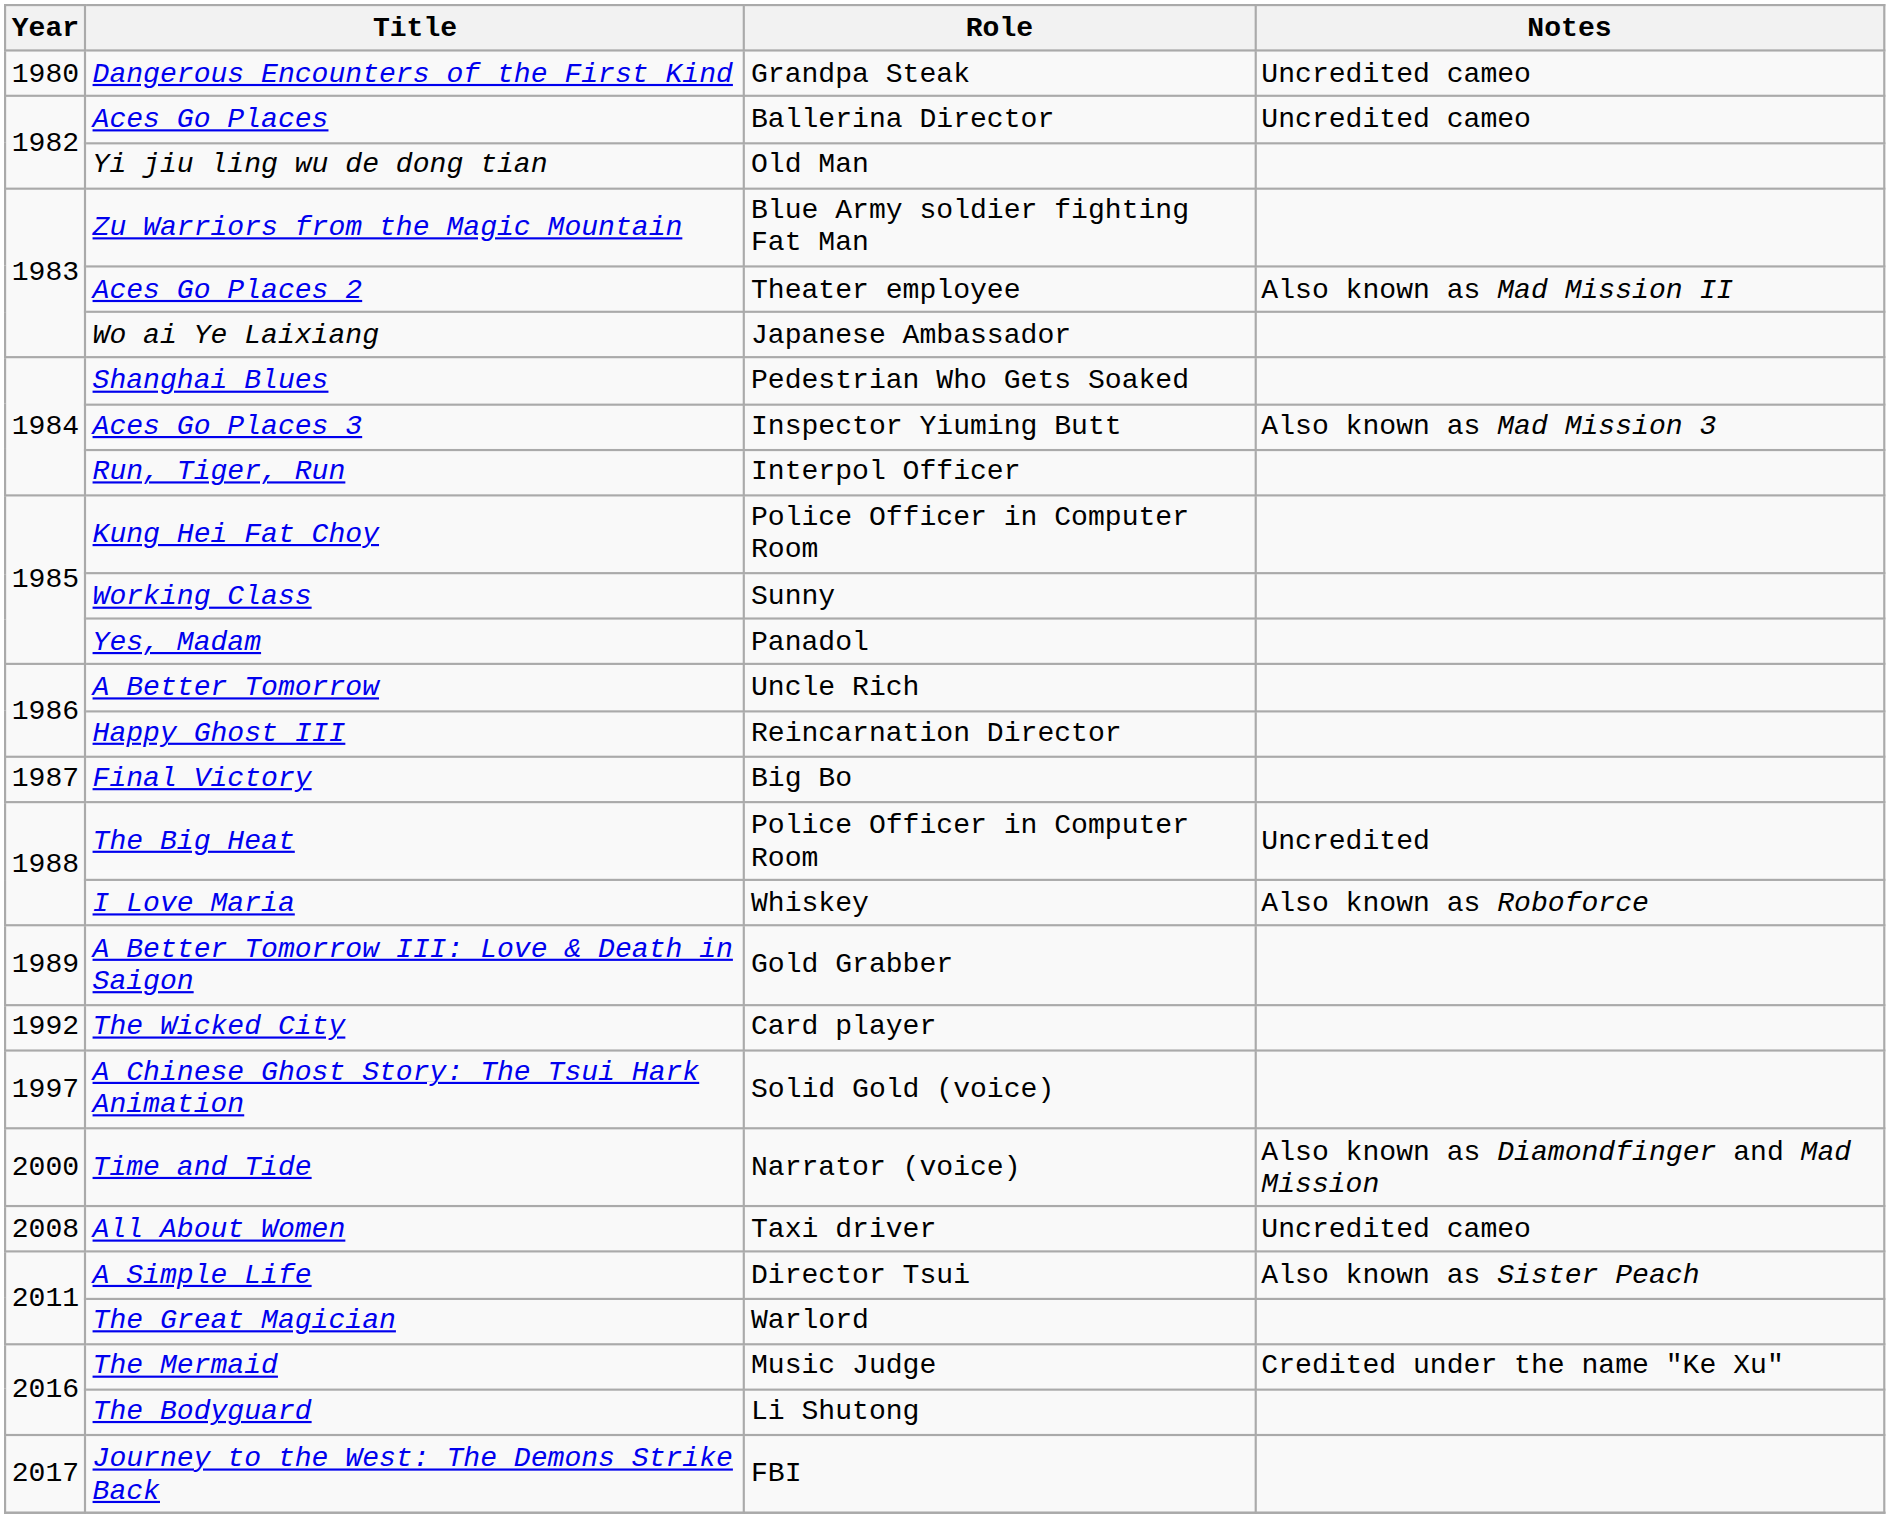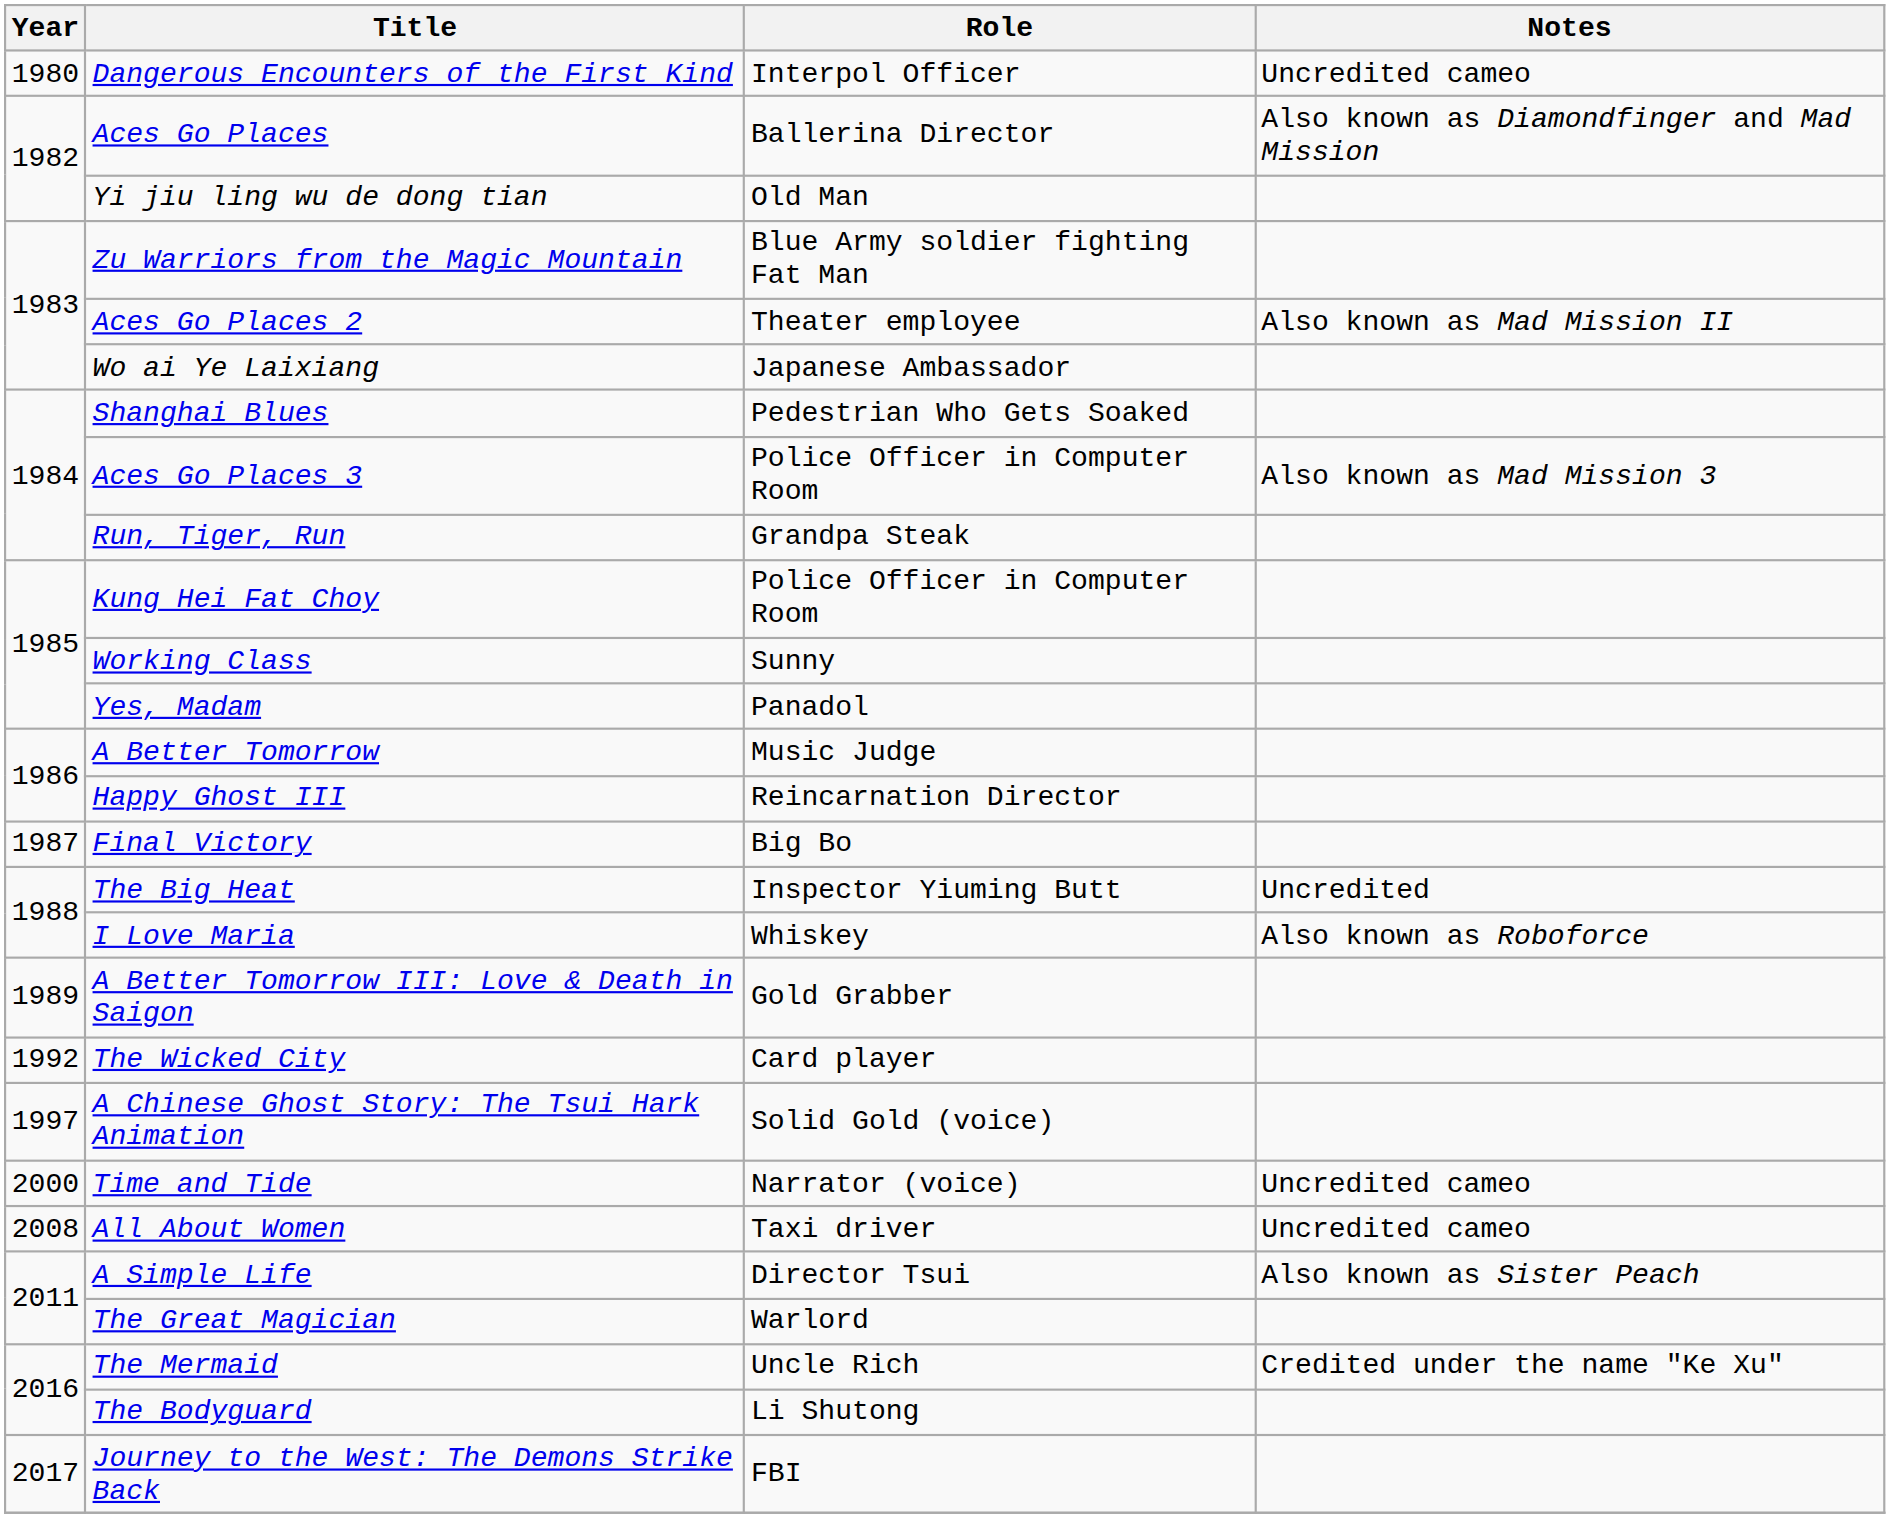(860, 74) Grandpa Steak -> (886, 74) Interpol Officer
(1396, 119) Uncredited cameo -> (1556, 136) Also known as Diamondfinger and Mad Mission
(936, 426) Inspector Yiuming Butt -> (970, 475) Police Officer in Computer Room
(886, 472) Interpol Officer -> (860, 537) Grandpa Steak
(835, 688) Uncle Rich -> (844, 753) Music Judge
(970, 841) Police Officer in Computer Room -> (936, 890) Inspector Yiuming Butt
(1556, 1167) Also known as Diamondfinger and Mad Mission -> (1396, 1183) Uncredited cameo
(844, 1366) Music Judge -> (835, 1366) Uncle Rich
